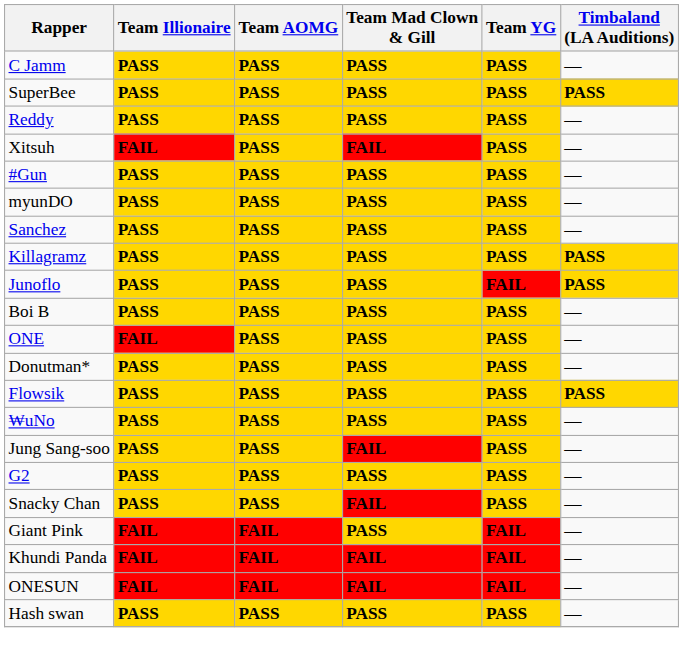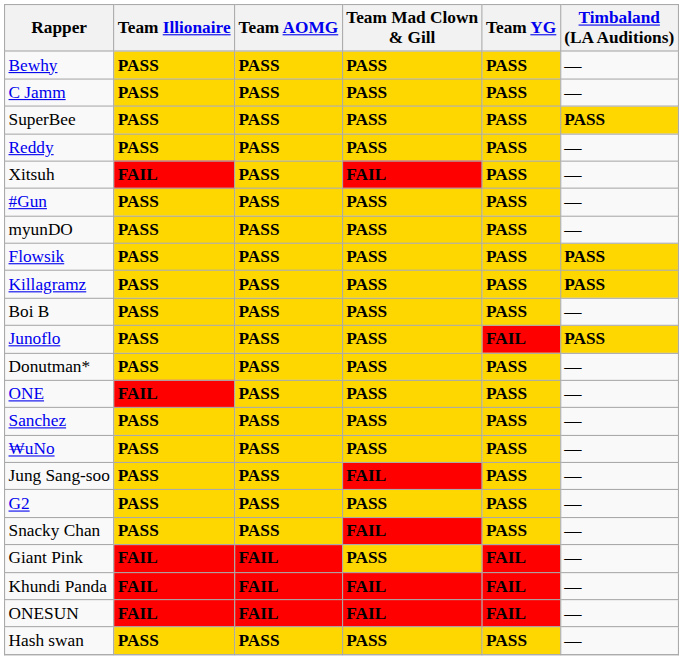+ row: (33, 65)
rows swapped: (36, 393) <-> (37, 229)
rows swapped: (34, 284) <-> (29, 311)
rows swapped: (26, 339) <-> (49, 366)
